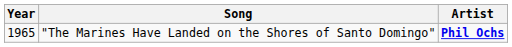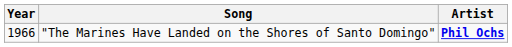(21, 33) 1965 -> (21, 33) 1966
